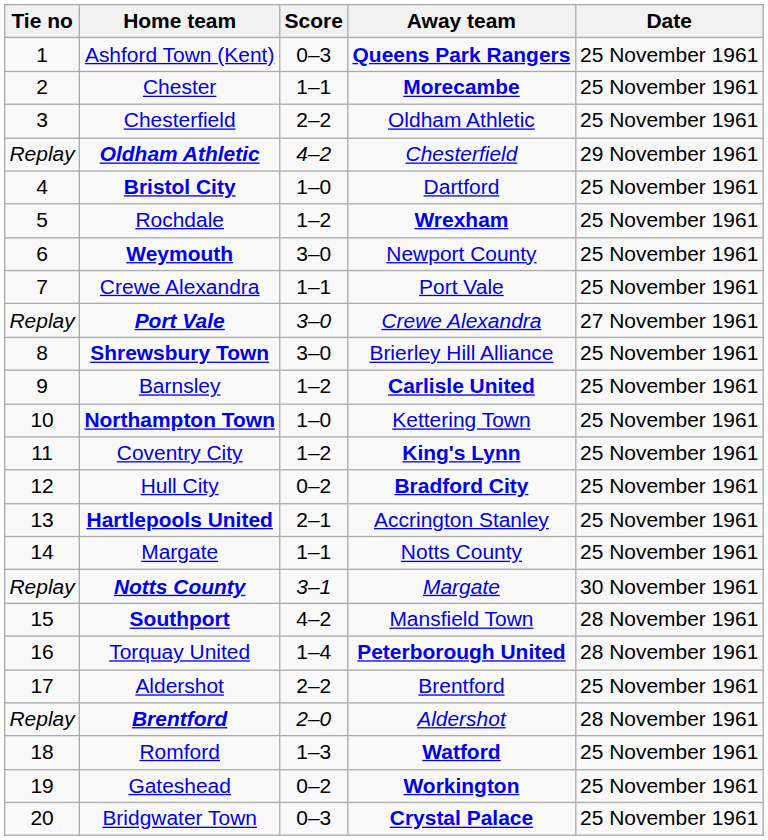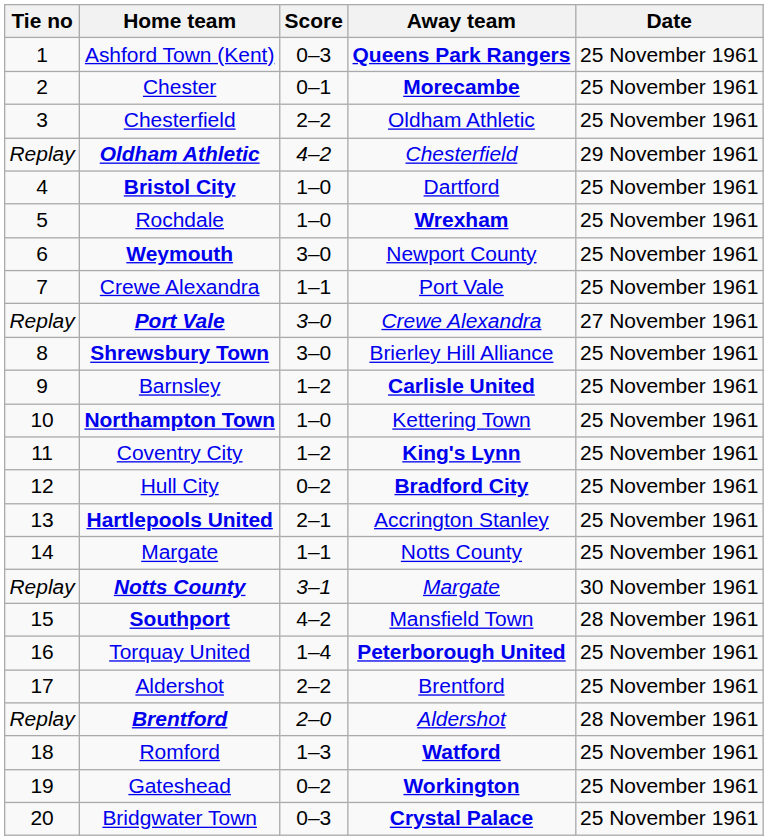(314, 87) 1–1 -> (314, 87) 0–1
(314, 220) 1–2 -> (314, 220) 1–0
(669, 652) 28 November 1961 -> (669, 652) 25 November 1961
